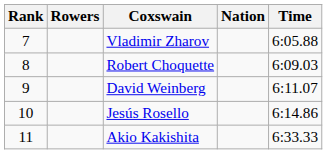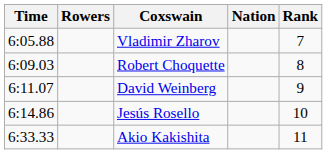columns swapped: (26, 16) <-> (295, 16)
